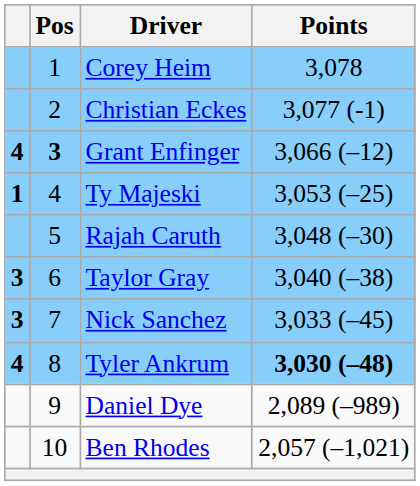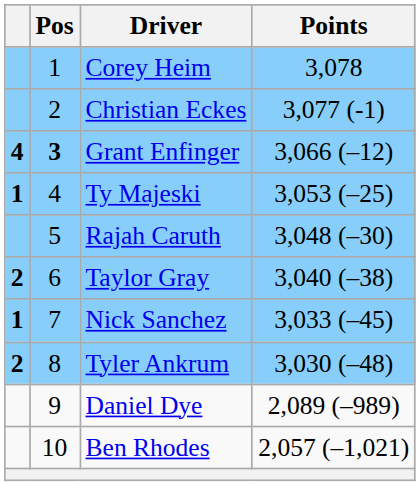(17, 278) 3 -> (17, 278) 2
(17, 320) 3 -> (17, 320) 1
(17, 362) 4 -> (17, 362) 2
(334, 362) bold -> (334, 362) normal
